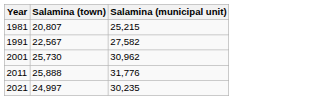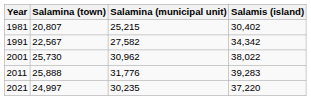+ column: (268, 12)
